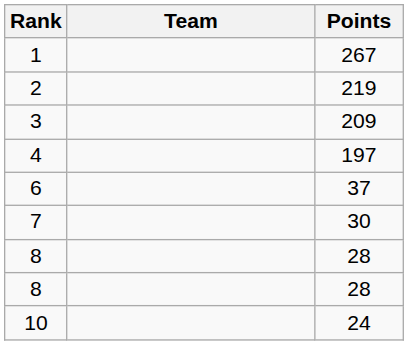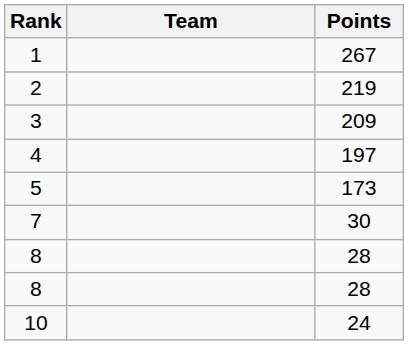+ row: (36, 188)
- row: (36, 188)
